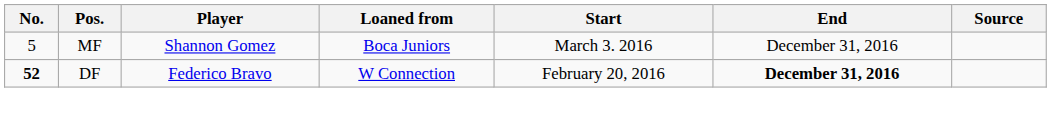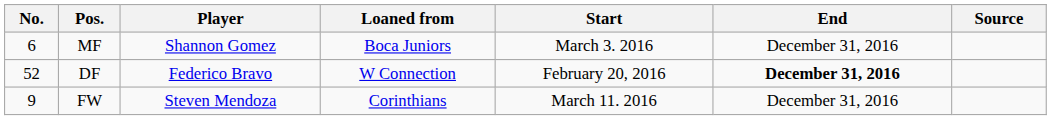(32, 46) 5 -> (32, 46) 6
(32, 73) bold -> (32, 73) normal
+ row: (90, 101)
